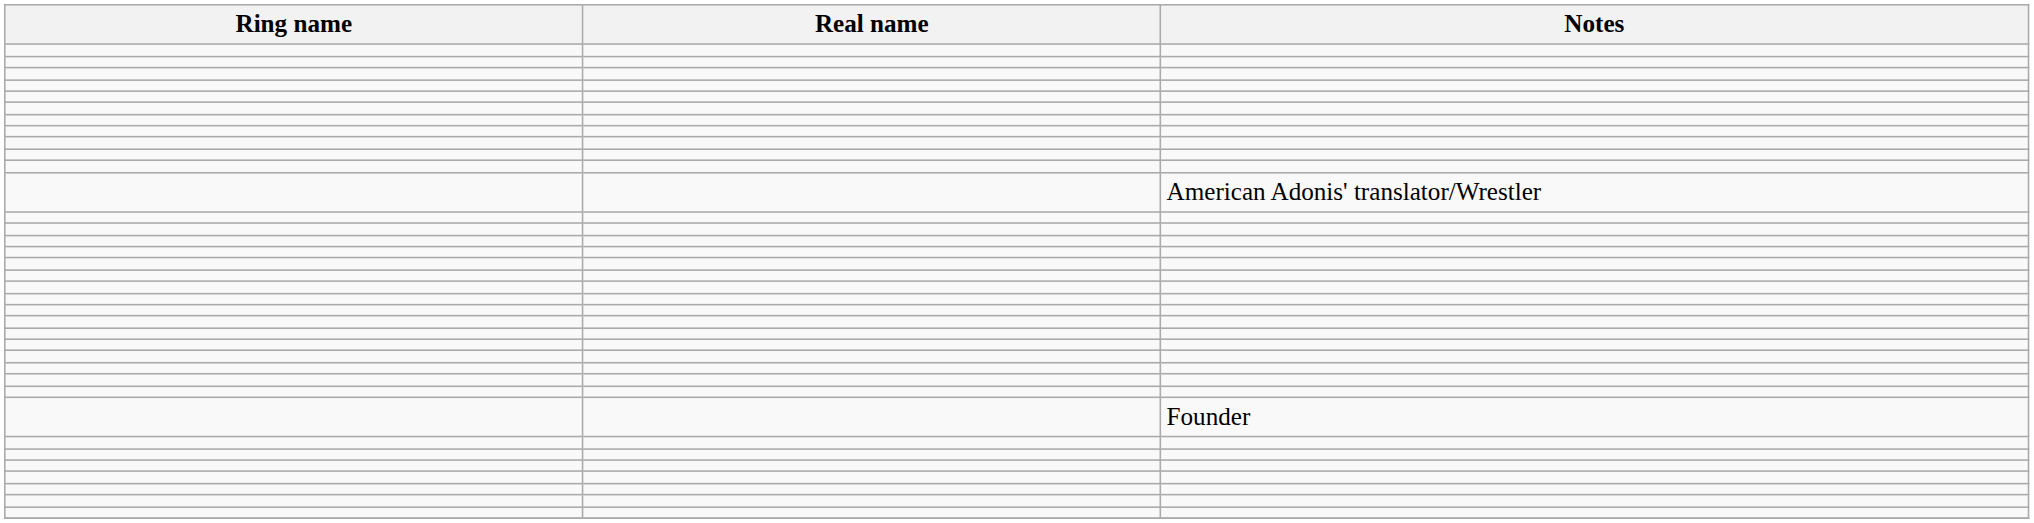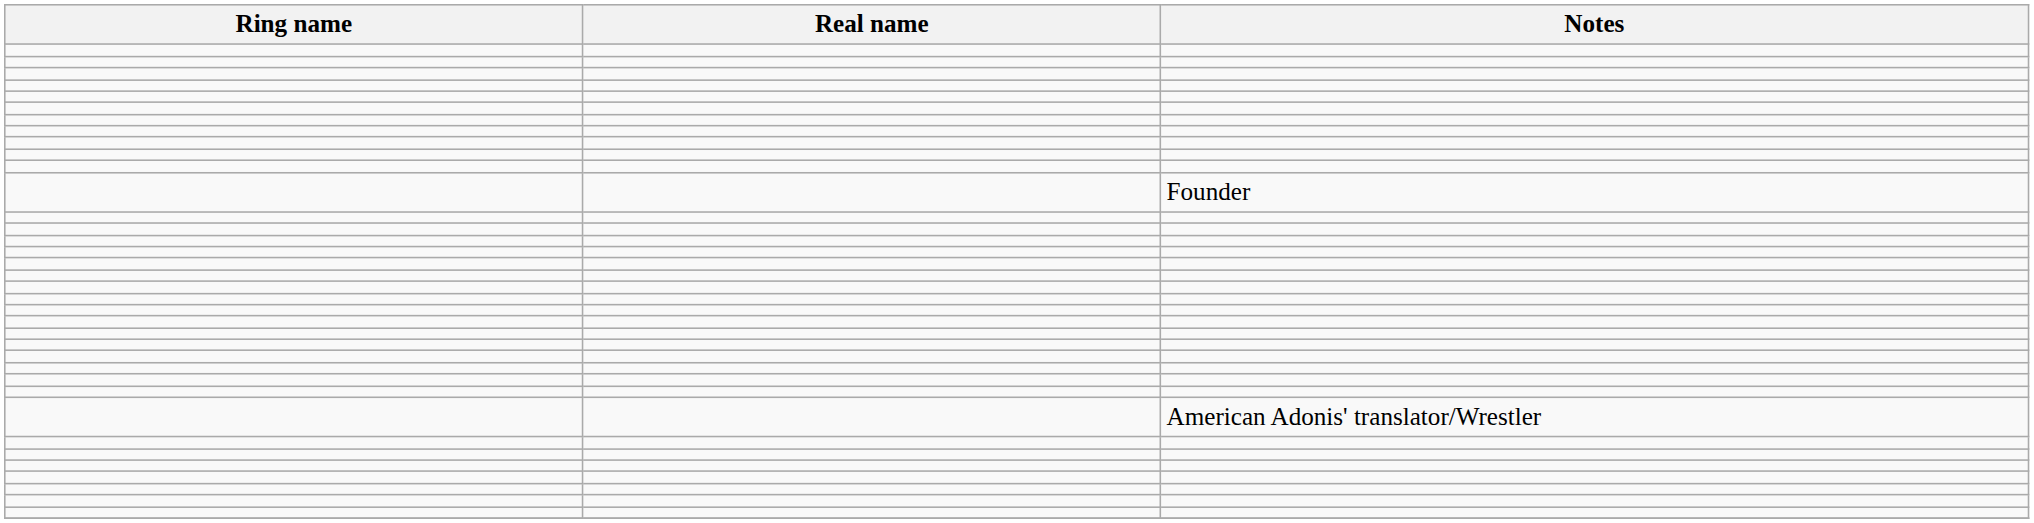rows swapped: (294, 417) <-> (294, 192)
